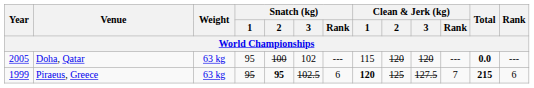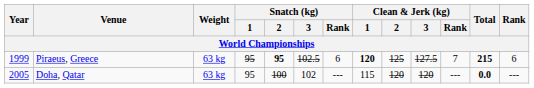rows swapped: (60, 59) <-> (67, 75)
